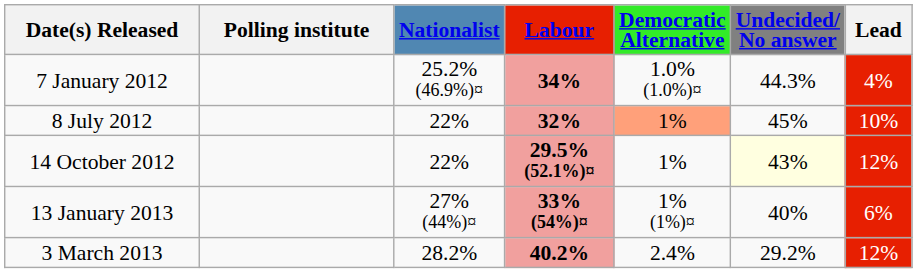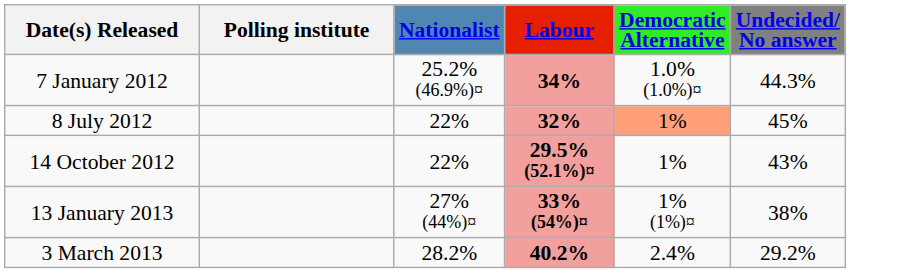- column: (878, 29)
(788, 161) lightyellow background -> (788, 161) no background
(788, 212) 40% -> (788, 212) 38%
